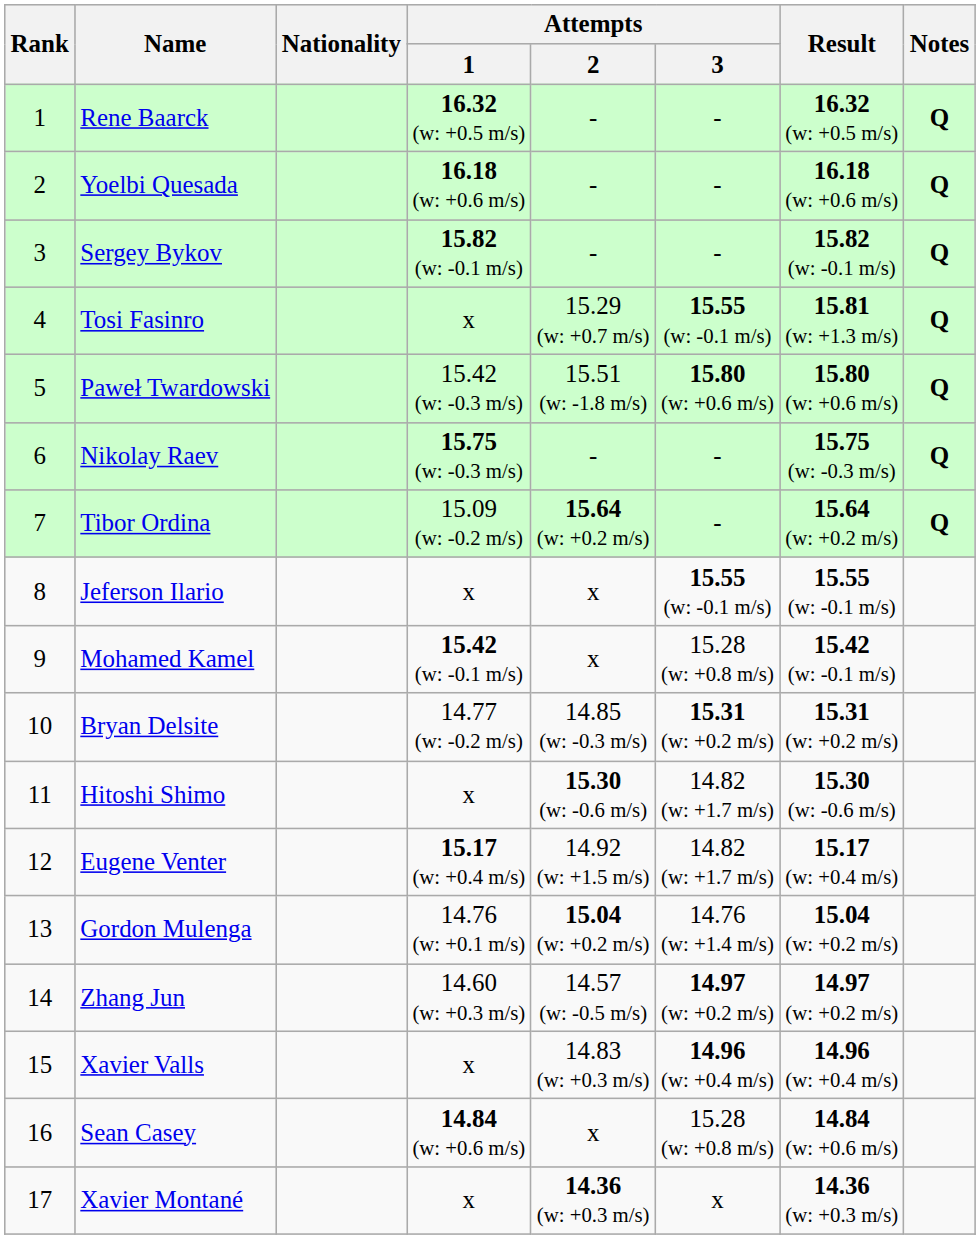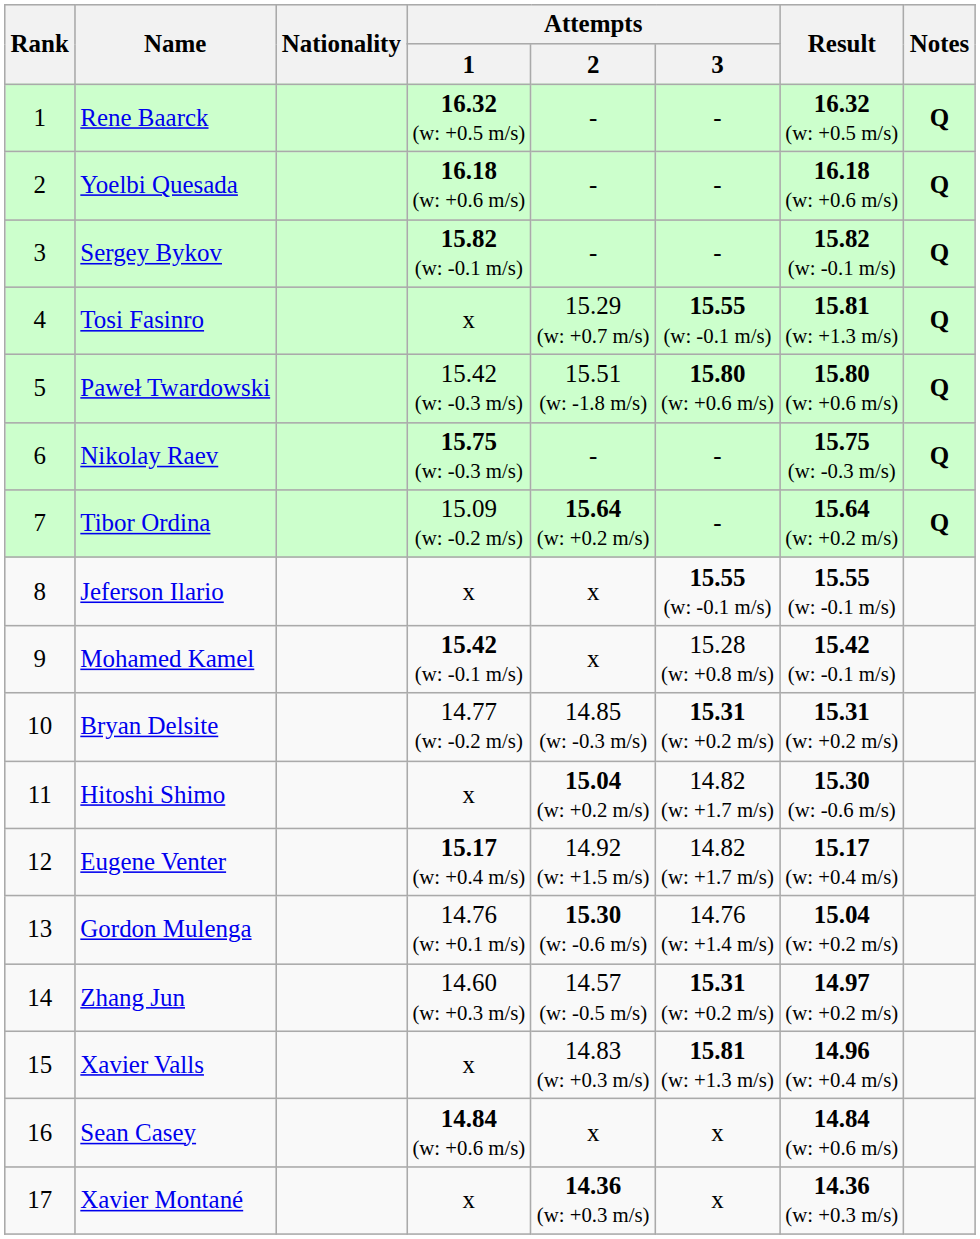(593, 794) 15.30 (w: -0.6 m/s) -> (593, 794) 15.04 (w: +0.2 m/s)
(593, 929) 15.04 (w: +0.2 m/s) -> (593, 929) 15.30 (w: -0.6 m/s)
(717, 997) 14.97 (w: +0.2 m/s) -> (717, 997) 15.31 (w: +0.2 m/s)
(717, 1064) 14.96 (w: +0.4 m/s) -> (717, 1064) 15.81 (w: +1.3 m/s)
(717, 1132) 15.28 (w: +0.8 m/s) -> (717, 1132) x
